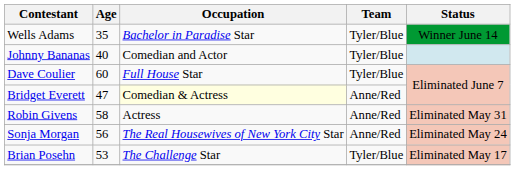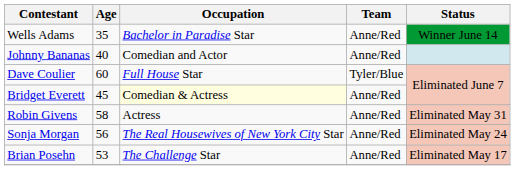(376, 34) Tyler/Blue -> (375, 34) Anne/Red
(376, 54) Tyler/Blue -> (375, 54) Anne/Red
(102, 94) 47 -> (102, 94) 45
(376, 154) Tyler/Blue -> (375, 154) Anne/Red
